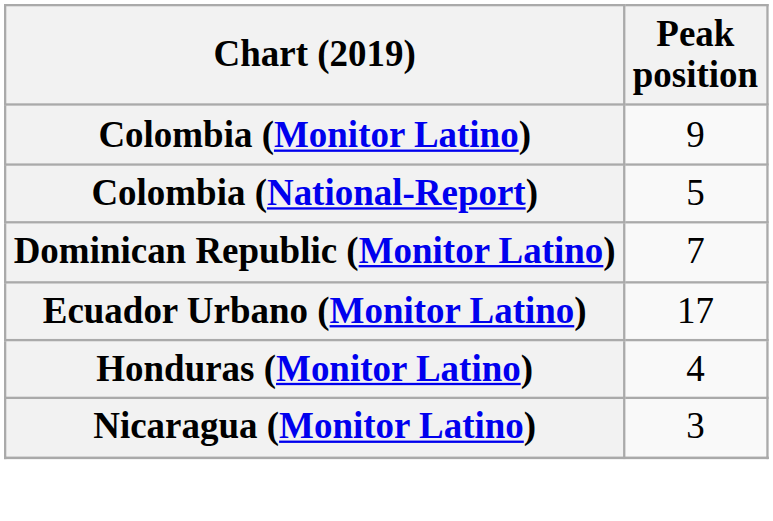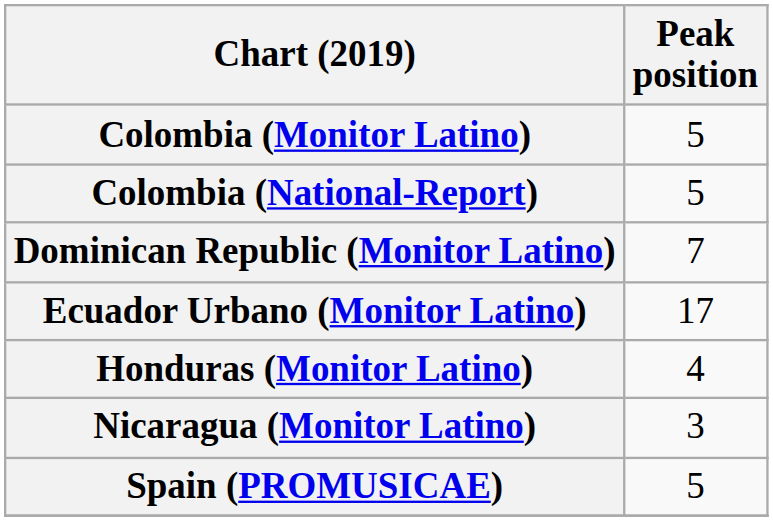(695, 134) 9 -> (695, 134) 5
+ row: (315, 485)
